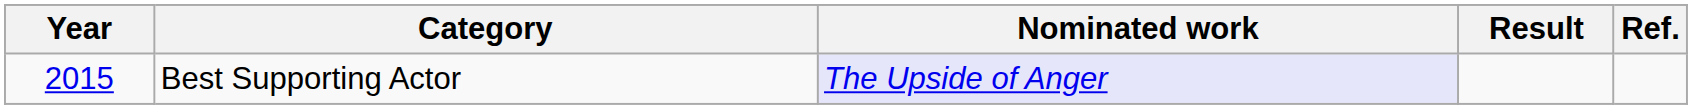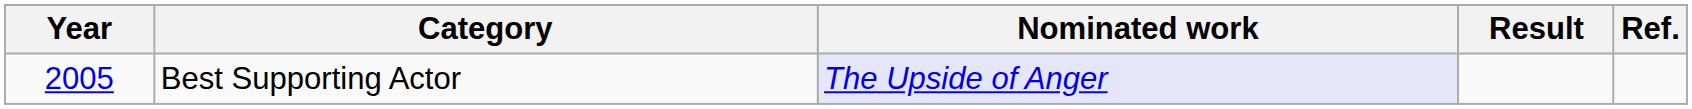(79, 78) 2015 -> (79, 78) 2005
